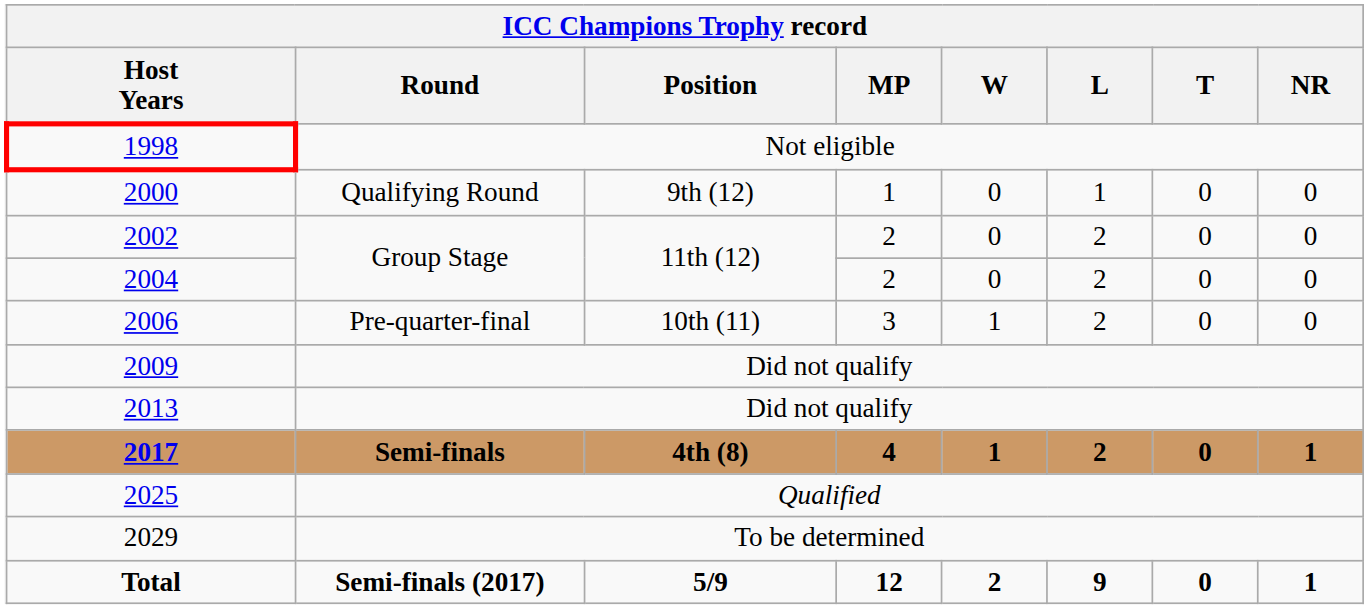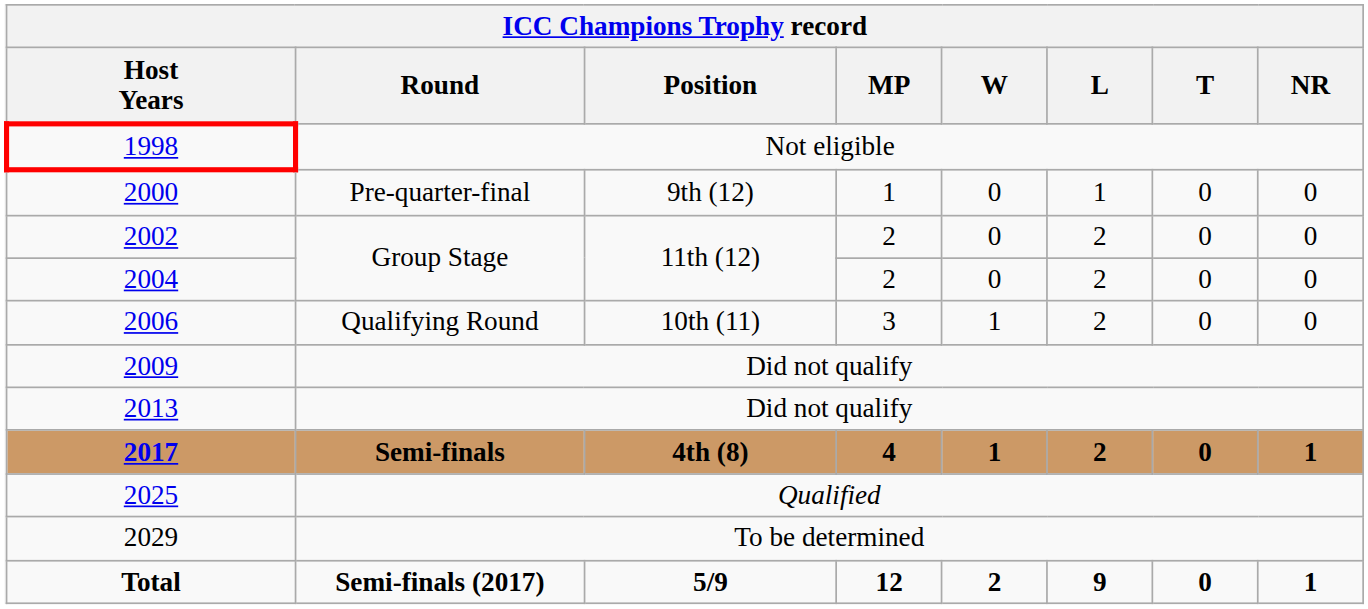(440, 192) Qualifying Round -> (440, 192) Pre-quarter-final
(440, 322) Pre-quarter-final -> (440, 322) Qualifying Round
